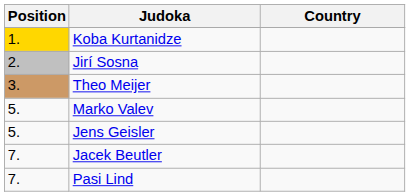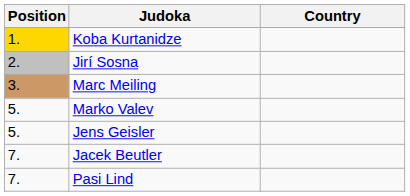+ row: (114, 86)
- row: (112, 86)
